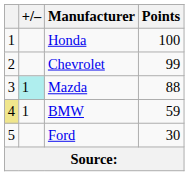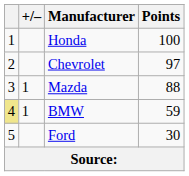(173, 64) 99 -> (173, 64) 97
(25, 88) paleturquoise background -> (25, 88) no background
